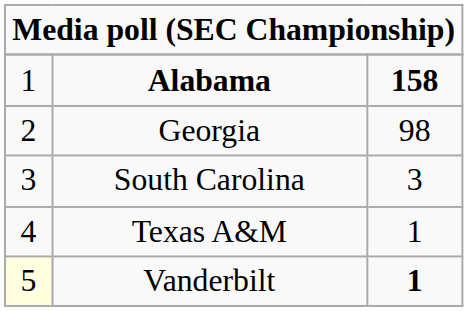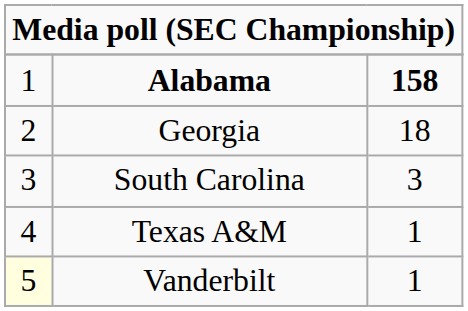(415, 130) 98 -> (415, 130) 18
(415, 280) bold -> (415, 280) normal
